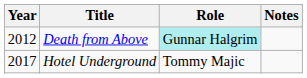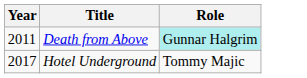- column: (281, 15)
(22, 38) 2012 -> (22, 38) 2011
